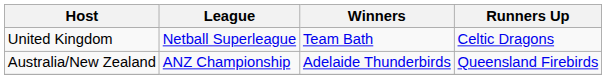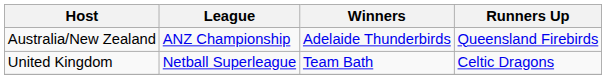rows swapped: (82, 62) <-> (60, 39)
